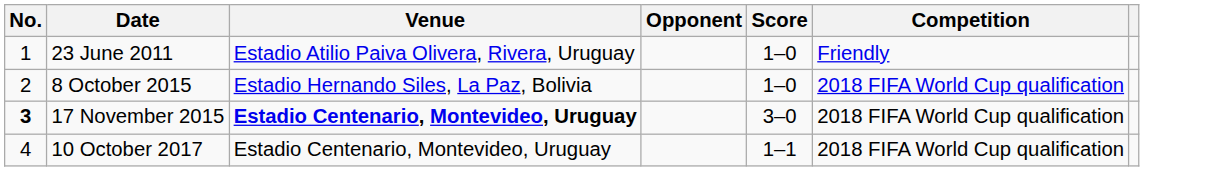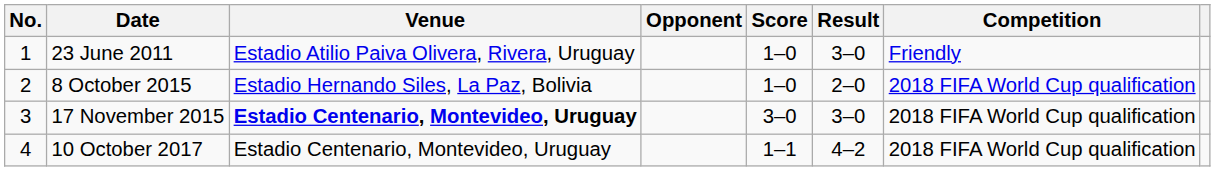+ column: (848, 20)
(26, 117) bold -> (26, 117) normal
